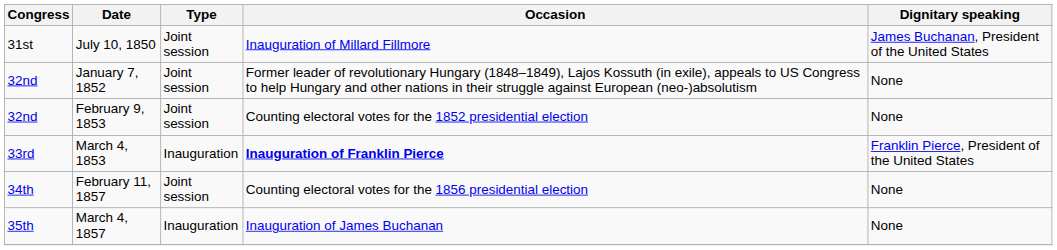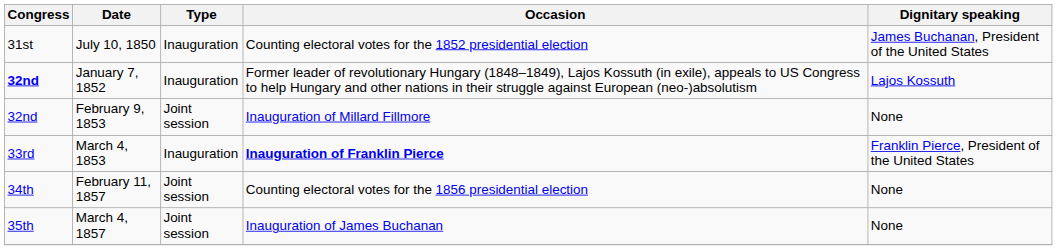(186, 44) Joint session -> (201, 44) Inauguration
(338, 44) Inauguration of Millard Fillmore -> (417, 44) Counting electoral votes for the 1852 presidential election
(22, 80) normal -> (23, 80) bold
(186, 80) Joint session -> (201, 80) Inauguration
(887, 80) None -> (913, 80) Lajos Kossuth
(417, 116) Counting electoral votes for the 1852 presidential election -> (338, 116) Inauguration of Millard Fillmore
(201, 226) Inauguration -> (186, 226) Joint session
